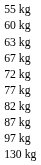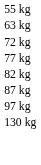- row: (17, 25)
- row: (17, 58)
